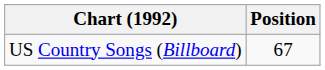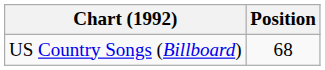(283, 49) 67 -> (283, 49) 68
